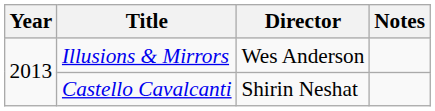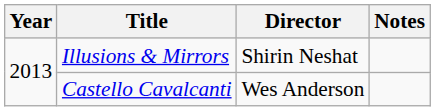(303, 55) Wes Anderson -> (300, 55) Shirin Neshat
(300, 88) Shirin Neshat -> (303, 88) Wes Anderson
